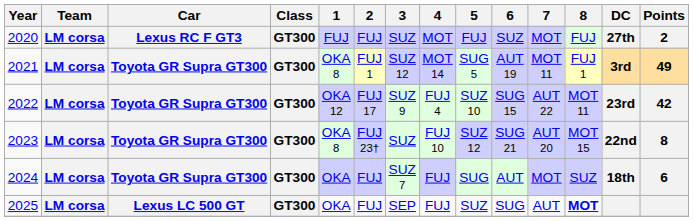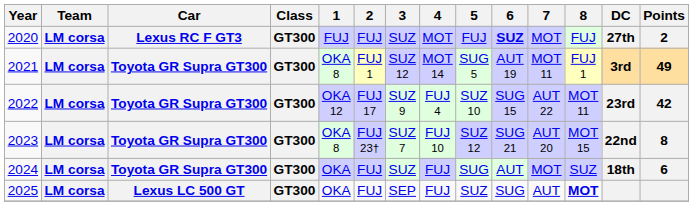(510, 37) normal -> (510, 37) bold
(402, 140) SUZ -> (402, 140) SUZ 7
(402, 177) SUZ 7 -> (402, 169) SUZ
